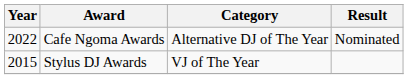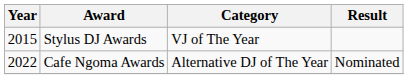rows swapped: (95, 62) <-> (104, 39)
